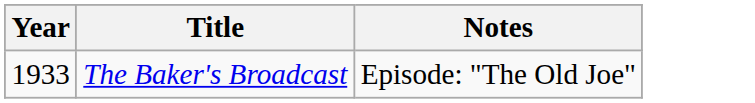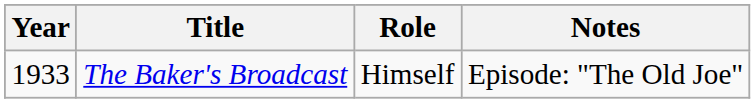+ column: (408, 27)
